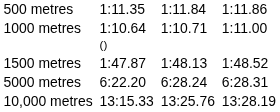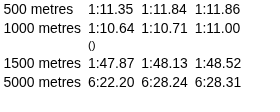- row: (48, 101)
